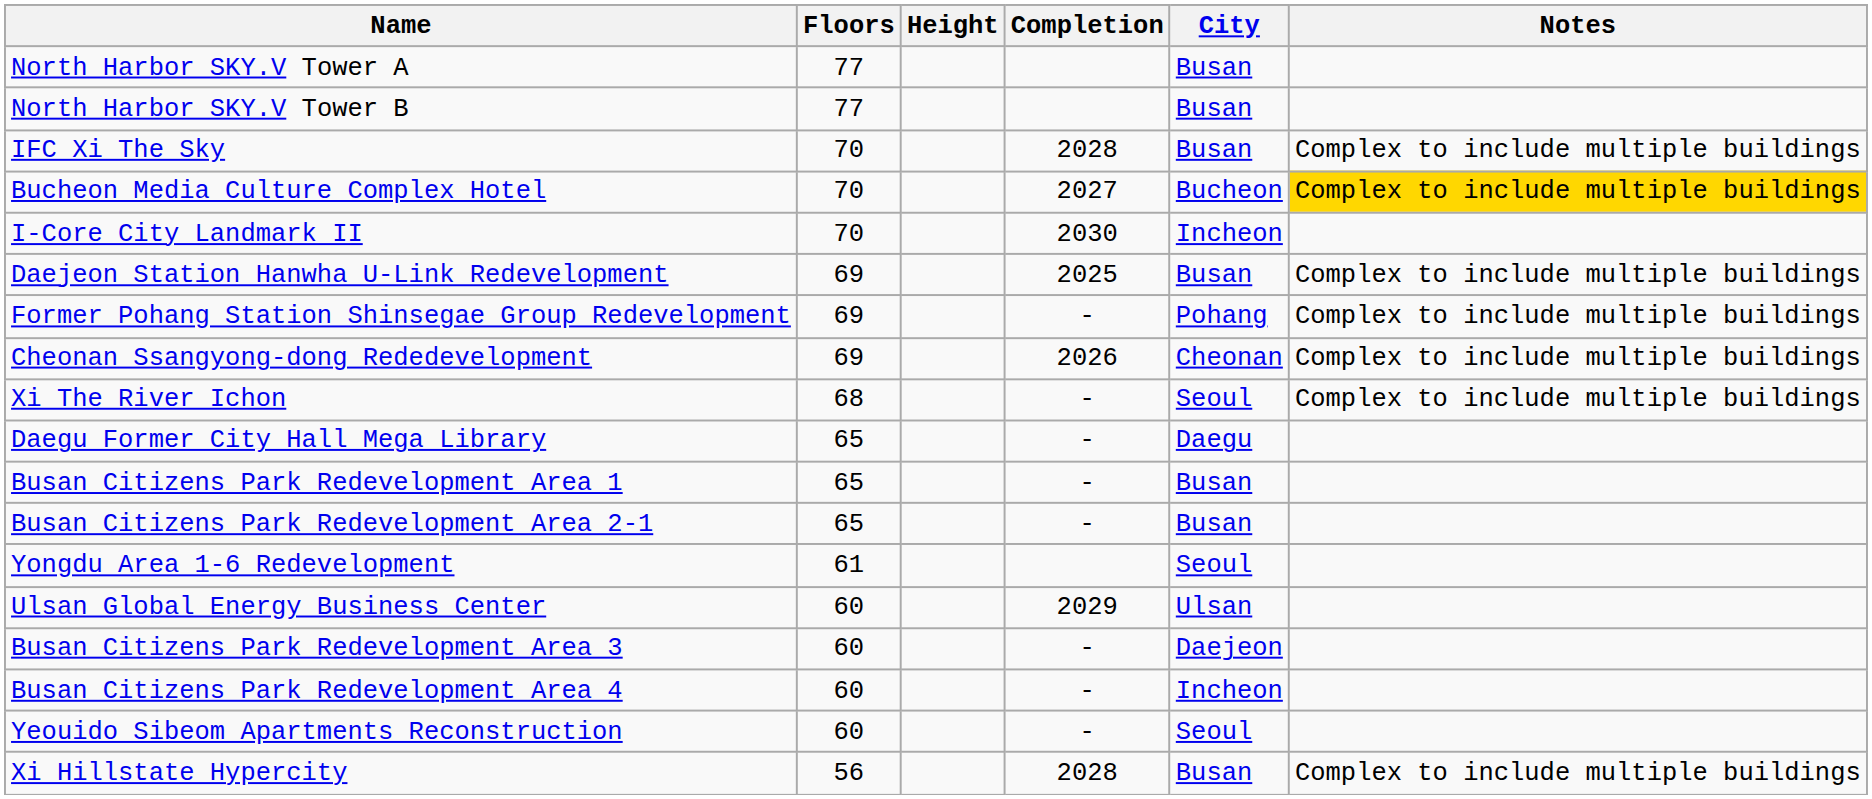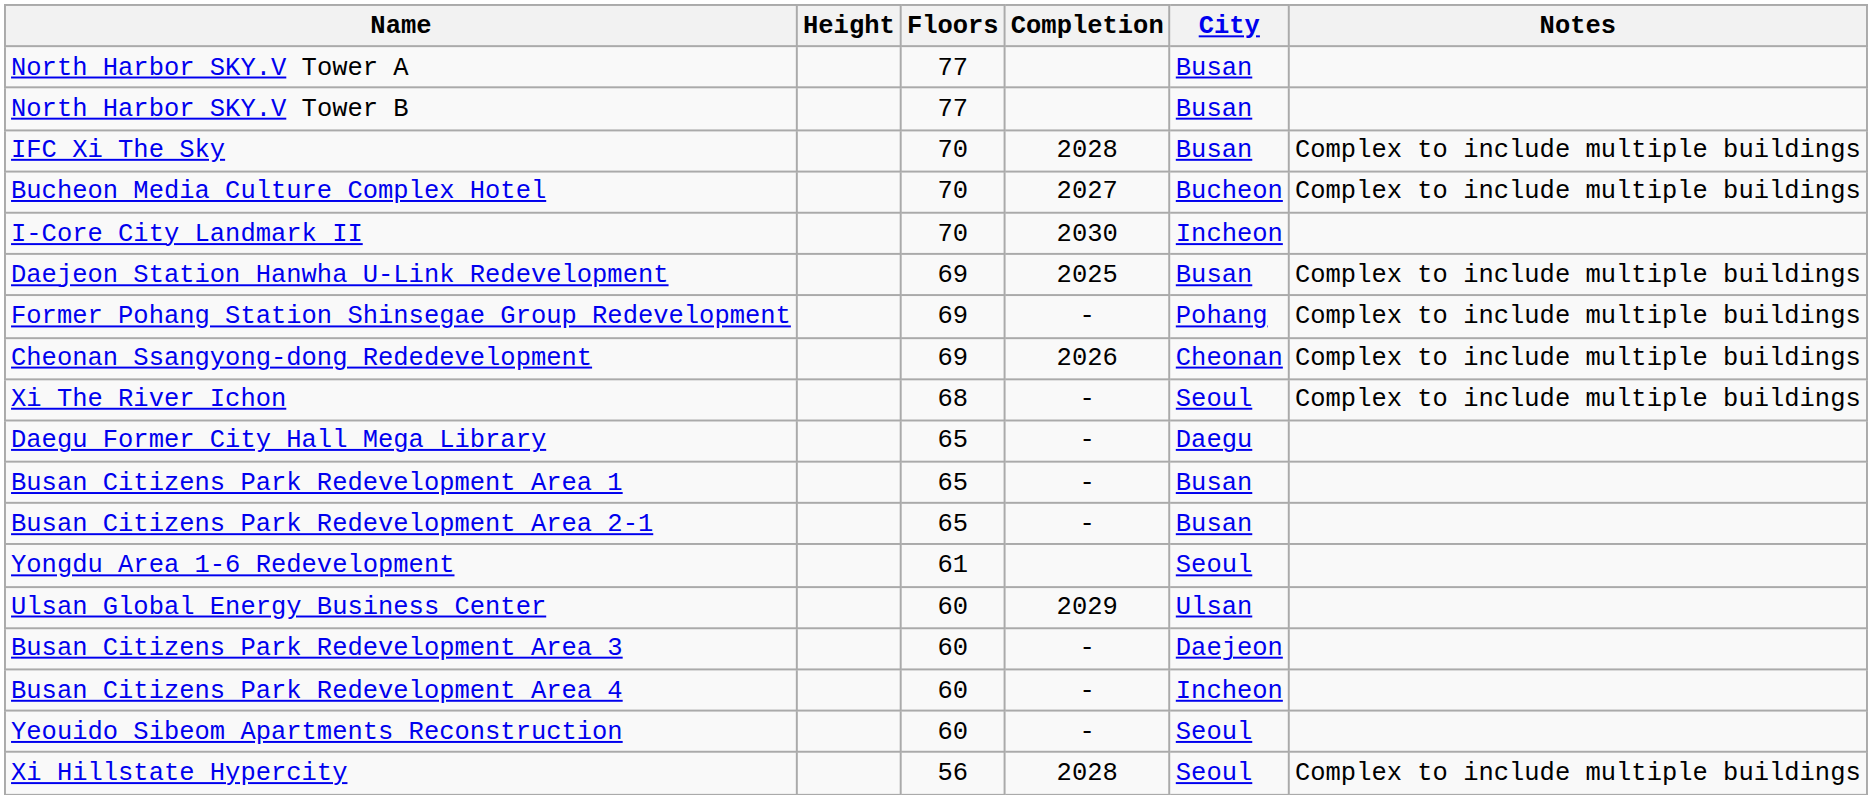columns swapped: (953, 26) <-> (849, 26)
(1578, 192) gold background -> (1578, 192) no background
(1214, 773) Busan -> (1214, 773) Seoul
